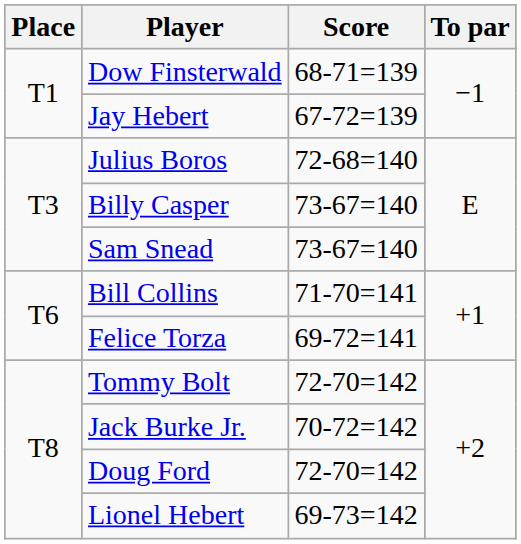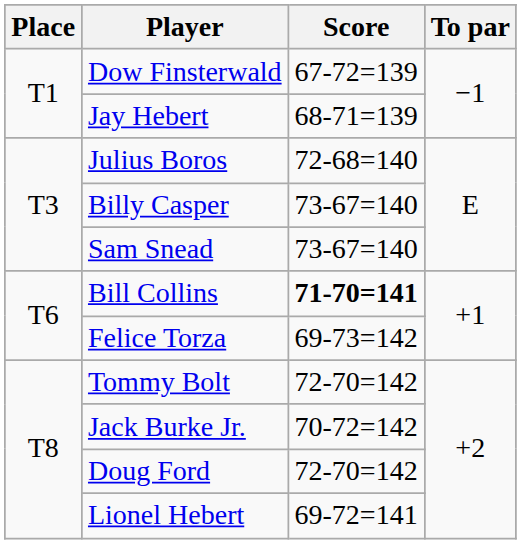(356, 71) 68-71=139 -> (356, 71) 67-72=139
(356, 115) 67-72=139 -> (356, 115) 68-71=139
(356, 293) normal -> (356, 293) bold
(356, 337) 69-72=141 -> (356, 337) 69-73=142
(356, 515) 69-73=142 -> (356, 515) 69-72=141
